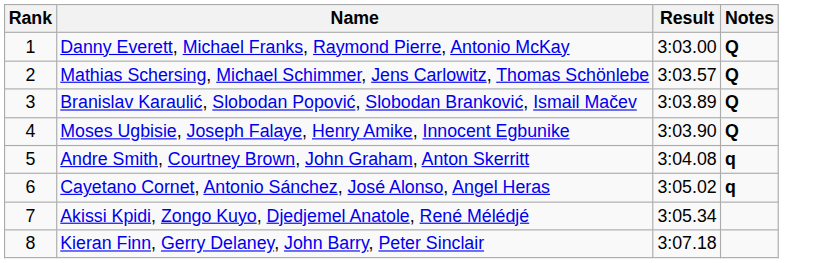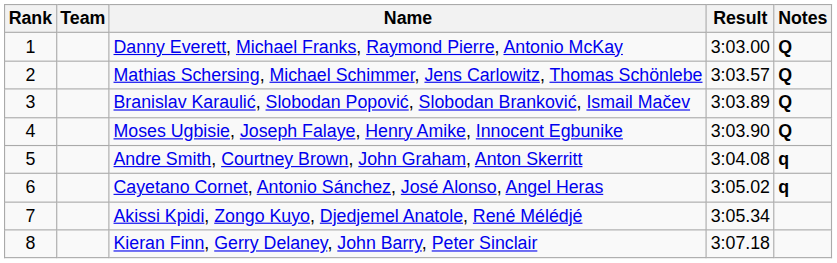+ column: (83, 18)
